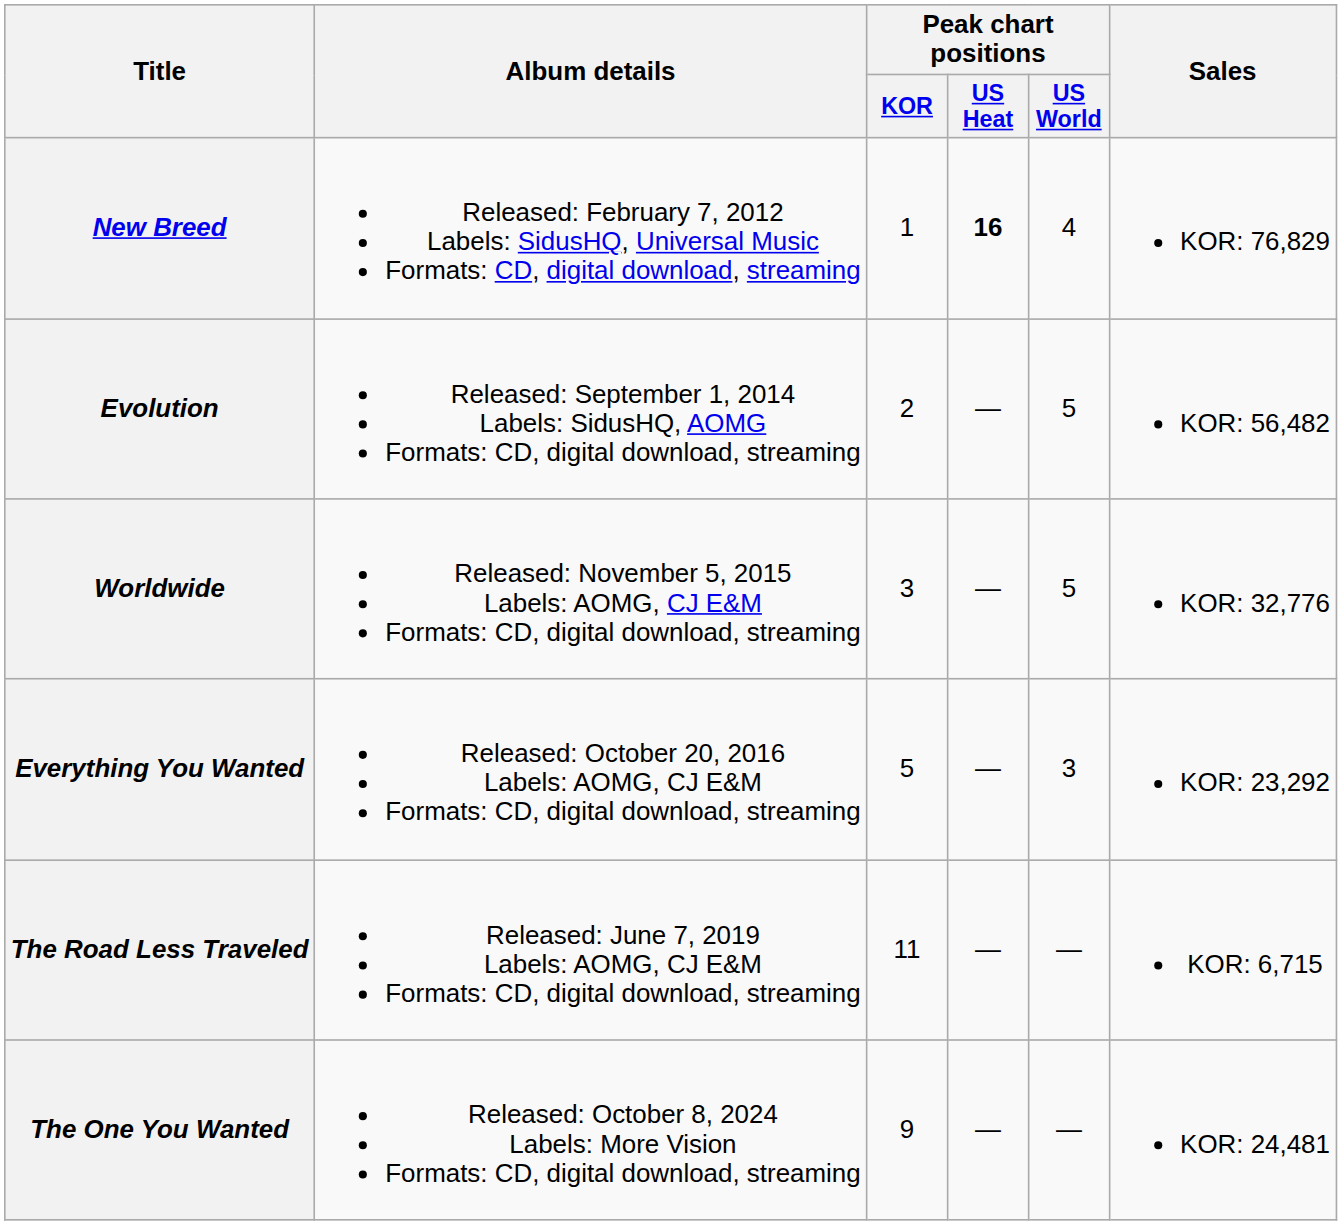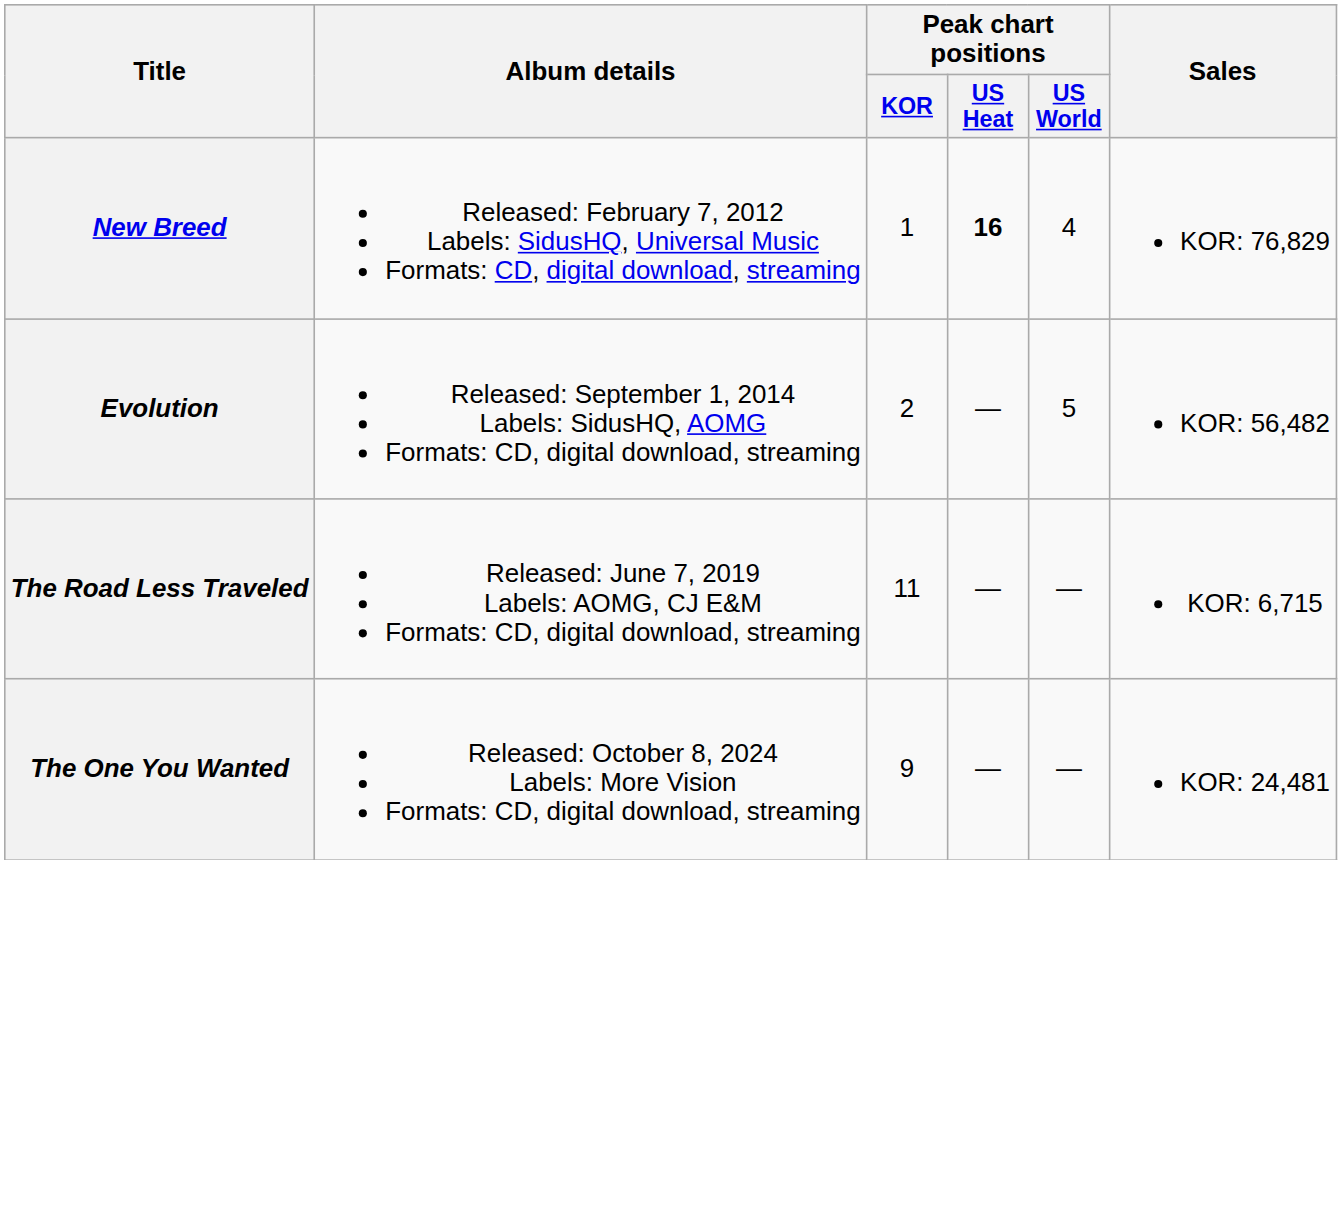- row: (160, 588)
- row: (160, 769)
